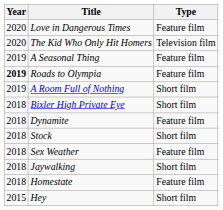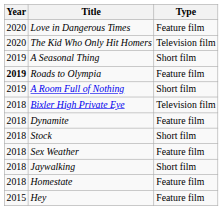(180, 58) Feature film -> (176, 58) Short film
(176, 105) Short film -> (186, 105) Television film
(176, 197) Short film -> (180, 197) Feature film
